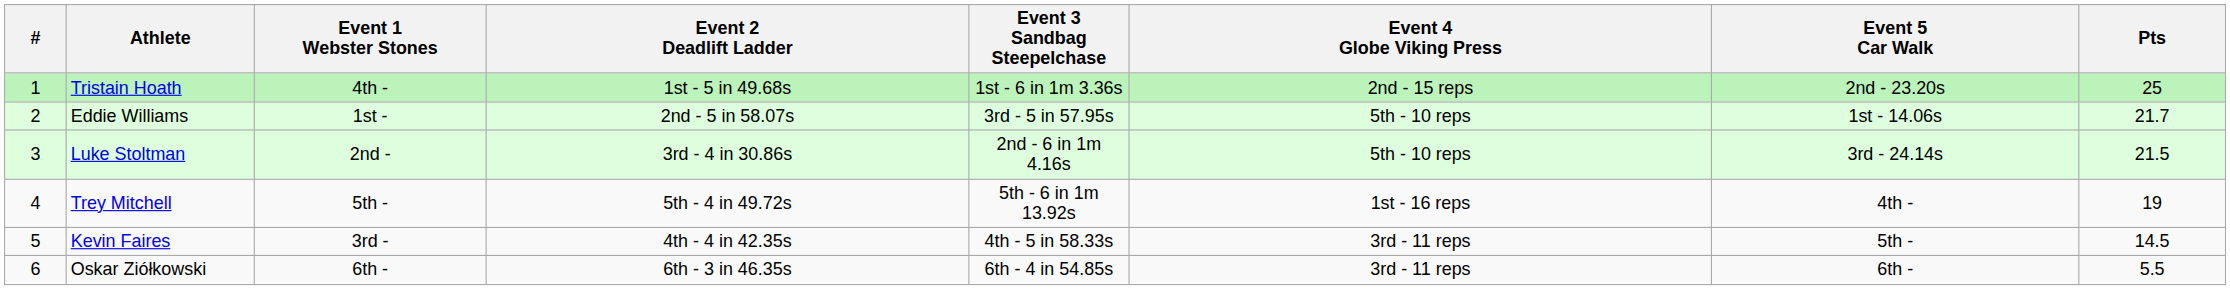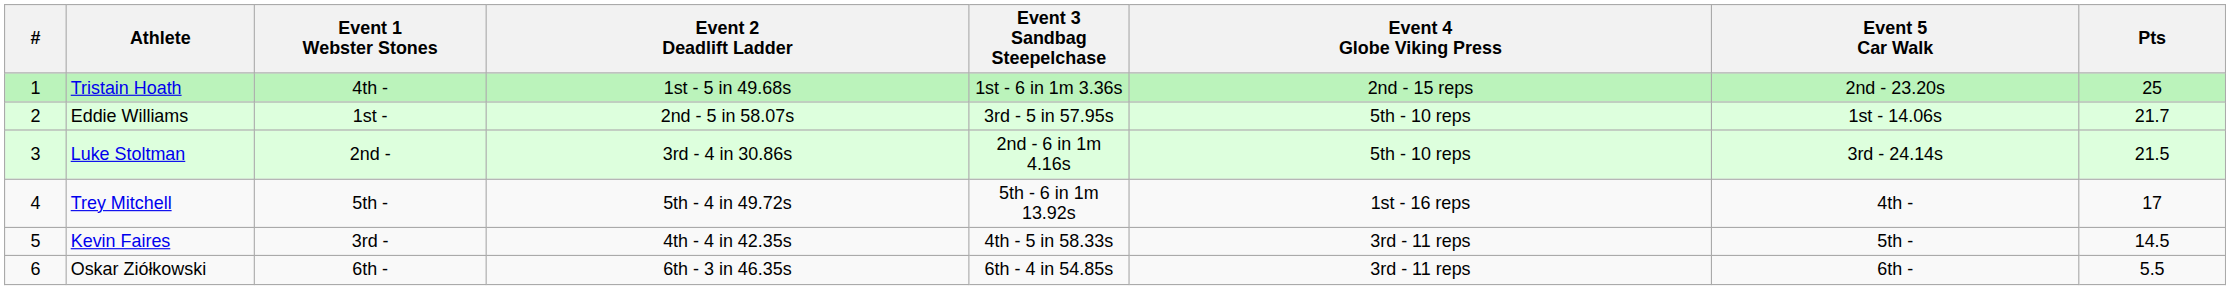(2152, 202) 19 -> (2152, 202) 17
